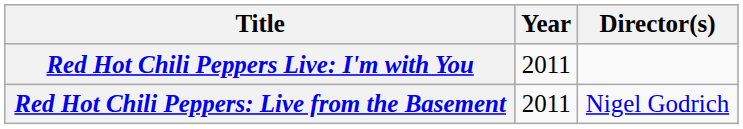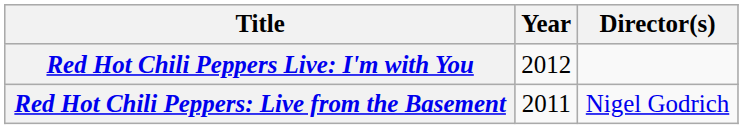(546, 63) 2011 -> (546, 63) 2012
